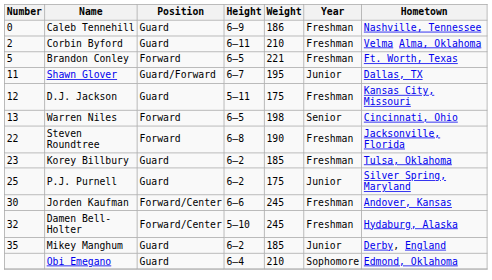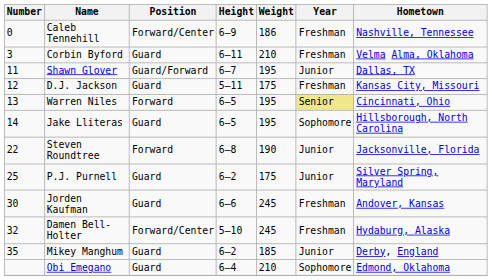(154, 28) Guard -> (173, 34) Forward/Center
(10, 44) 2 -> (10, 55) 3
- row: (88, 60)
(275, 118) 198 -> (268, 102) 195
(324, 118) no background -> (316, 102) khaki background
+ row: (85, 124)
(330, 139) Freshman -> (316, 151) Junior
- row: (88, 161)
(181, 203) Forward/Center -> (147, 204) Guard
